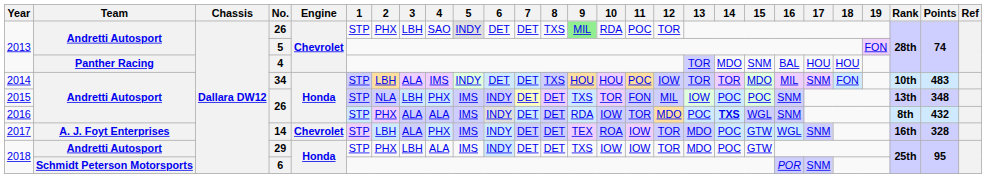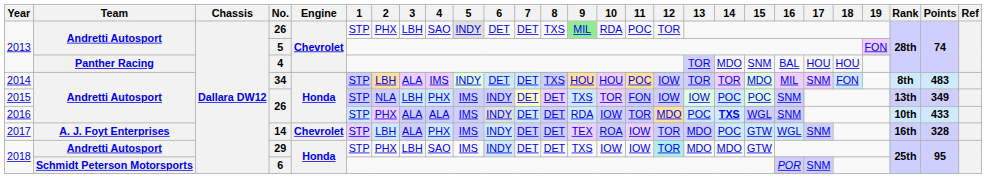(905, 80) 10th -> (905, 80) 8th
(669, 97) MIL -> (669, 97) IOW
(940, 97) 348 -> (940, 97) 349
(905, 114) 8th -> (905, 114) 10th
(940, 114) 432 -> (940, 114) 433
(439, 148) ALA -> (439, 148) SAO
(669, 148) no background -> (669, 148) paleturquoise background
(729, 148) POC -> (729, 148) MDO
